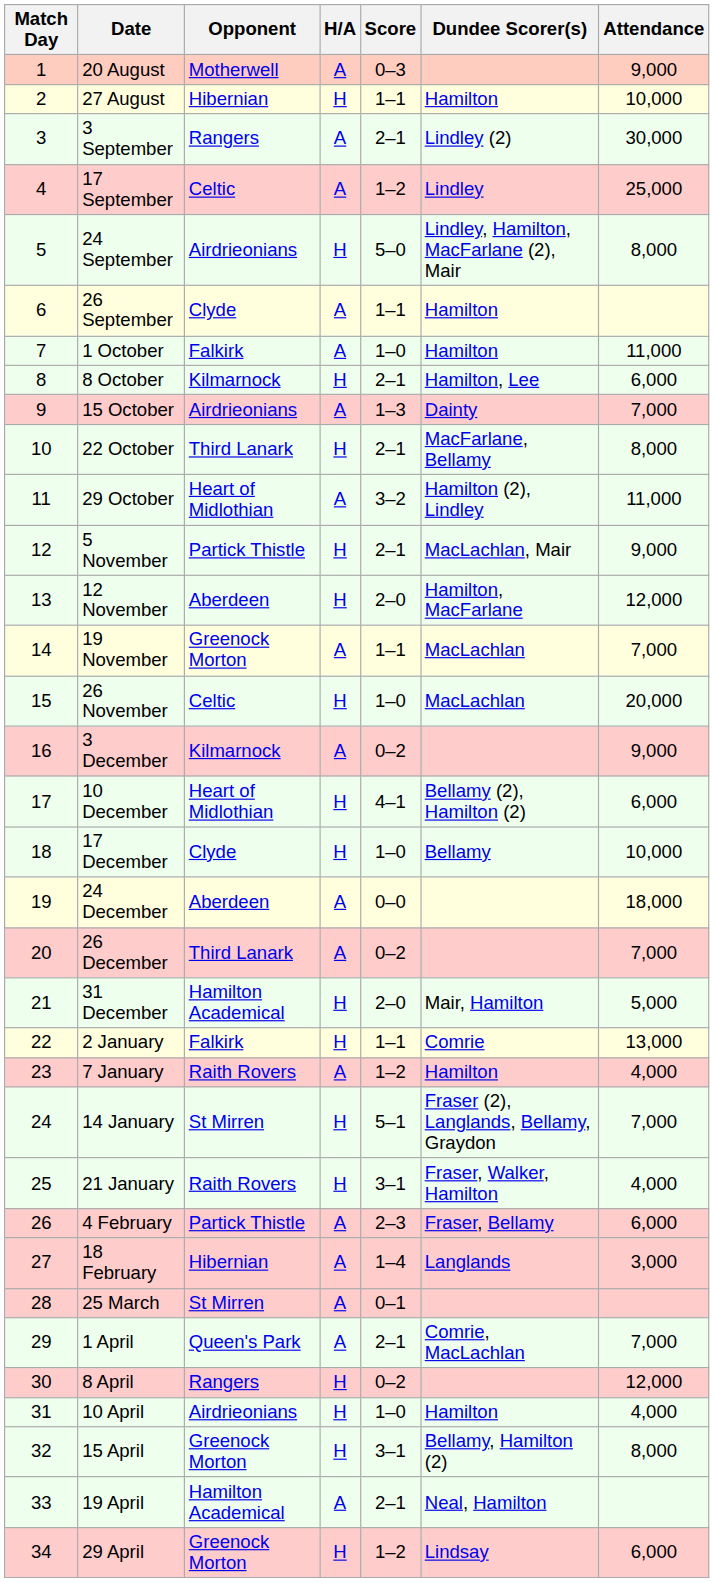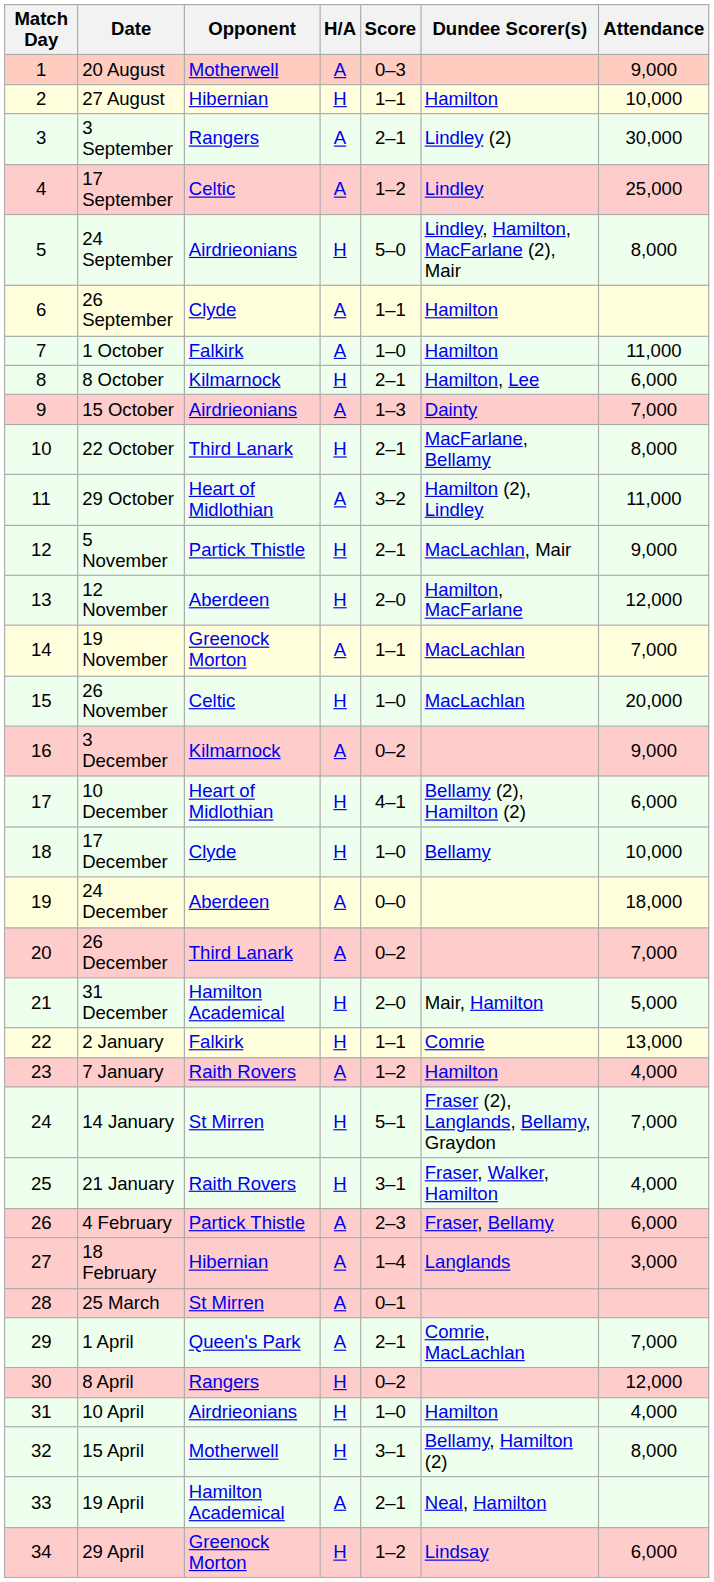(229, 1451) Greenock Morton -> (234, 1451) Motherwell
